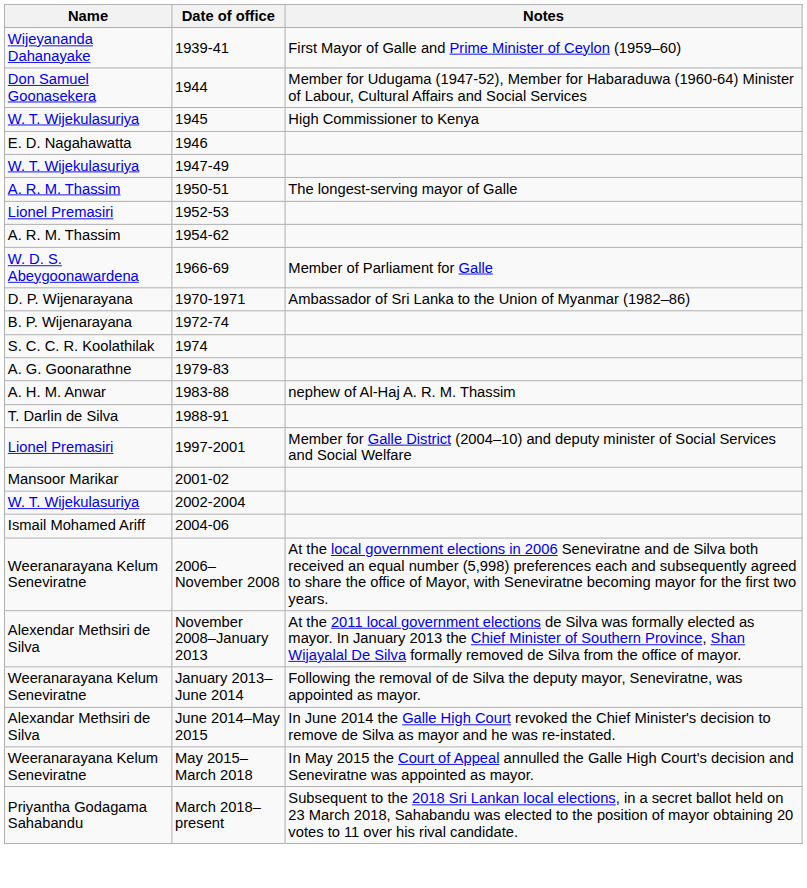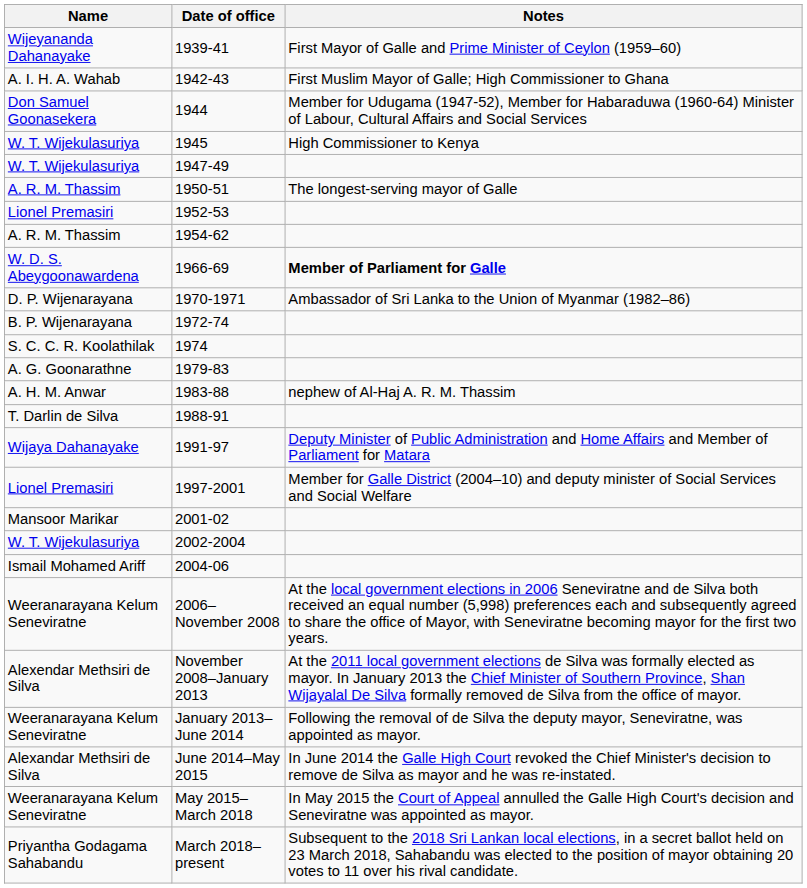+ row: (202, 79)
- row: (191, 142)
(391, 267) normal -> (397, 267) bold
+ row: (202, 447)
